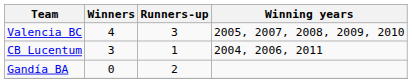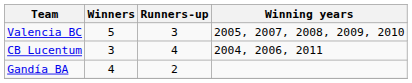(111, 32) 4 -> (111, 32) 5
(175, 51) 1 -> (175, 51) 4
(111, 69) 0 -> (111, 69) 4
